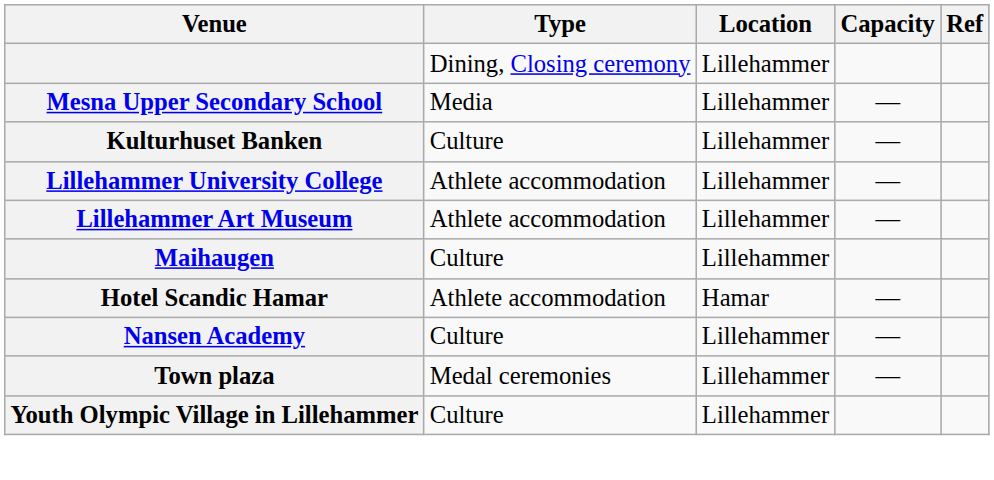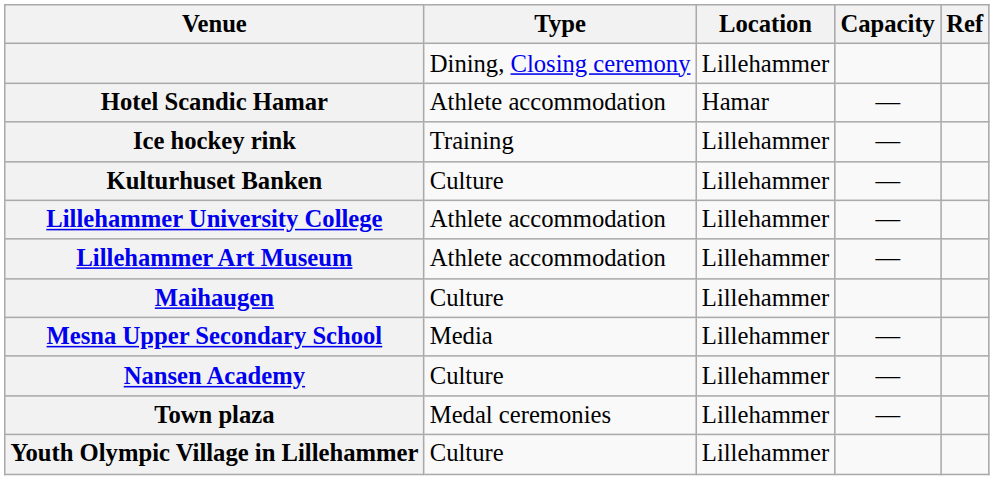rows swapped: (214, 297) <-> (214, 102)
+ row: (214, 141)
